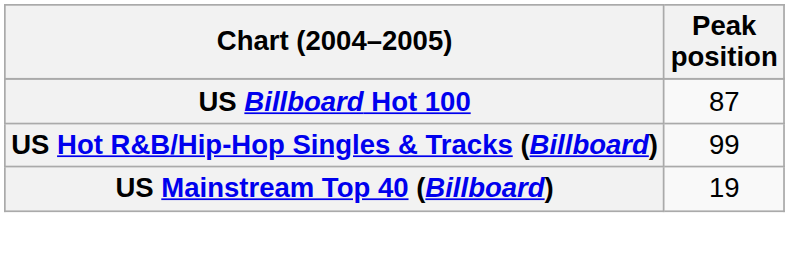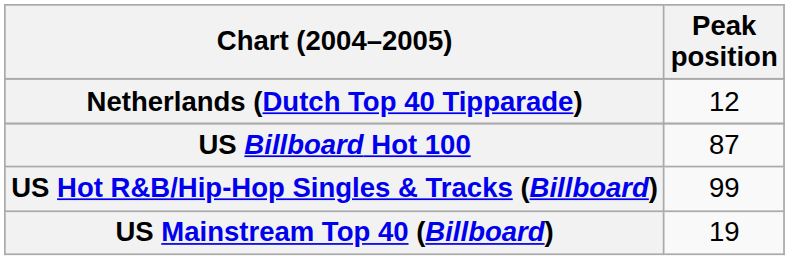+ row: (335, 100)
